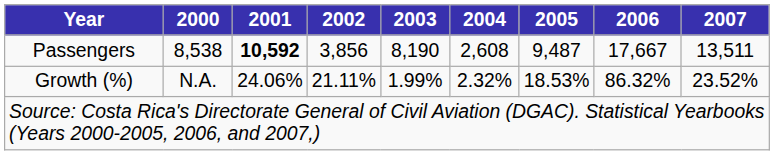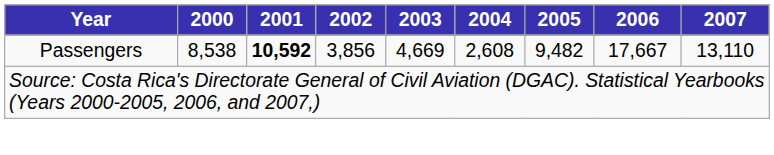(415, 50) 8,190 -> (420, 50) 4,669
(557, 50) 9,487 -> (559, 50) 9,482
(725, 50) 13,511 -> (725, 50) 13,110
- row: (84, 81)
